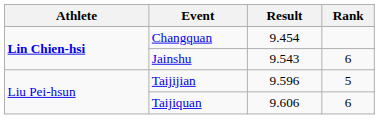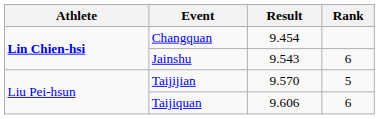(284, 81) 9.596 -> (284, 81) 9.570
